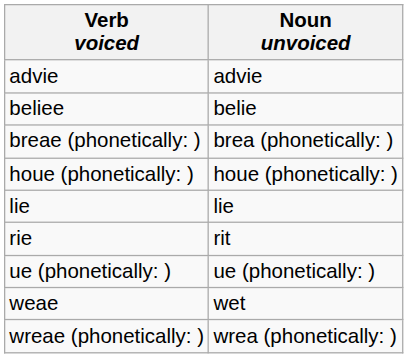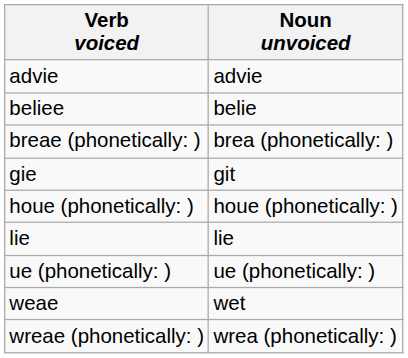+ row: (23, 173)
- row: (21, 238)
